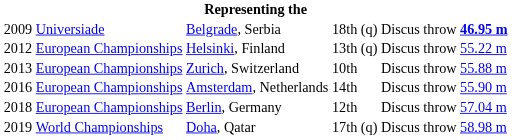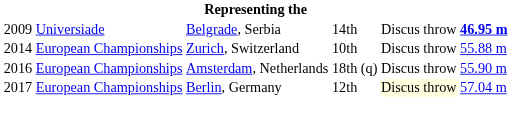(355, 29) 18th (q) -> (345, 29) 14th
- row: (235, 48)
(18, 68) 2013 -> (18, 48) 2014
(345, 88) 14th -> (355, 68) 18th (q)
(18, 107) 2018 -> (18, 88) 2017
(419, 107) no background -> (419, 88) lightyellow background
- row: (221, 127)
